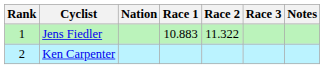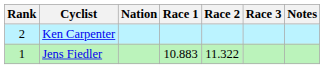rows swapped: (72, 34) <-> (79, 53)
